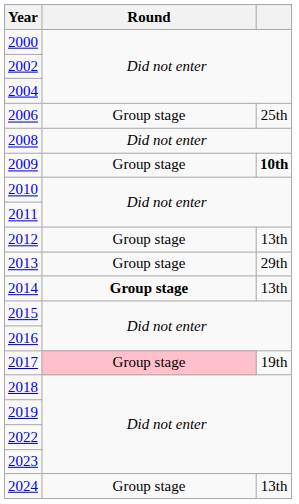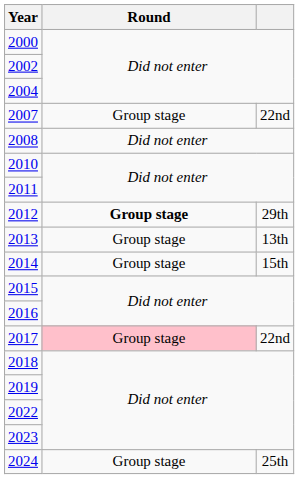- row: (23, 116)
+ row: (23, 116)
- row: (23, 165)
(149, 239) normal -> (149, 214) bold
(274, 239) 13th -> (275, 214) 29th
(274, 264) 29th -> (275, 239) 13th
(149, 288) bold -> (149, 264) normal
(274, 288) 13th -> (275, 264) 15th
(274, 363) 19th -> (275, 338) 22nd
(274, 486) 13th -> (275, 461) 25th
